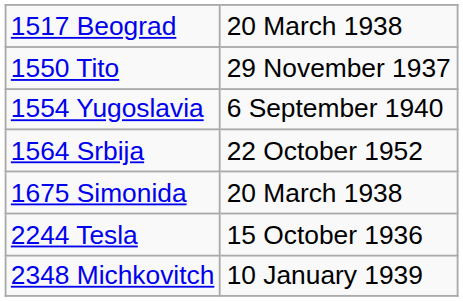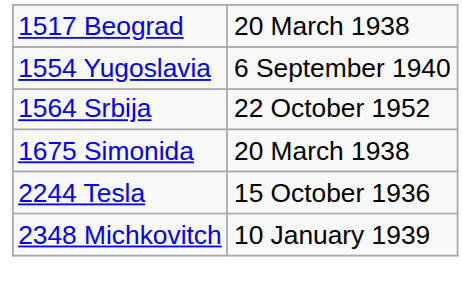- row: (65, 67)
